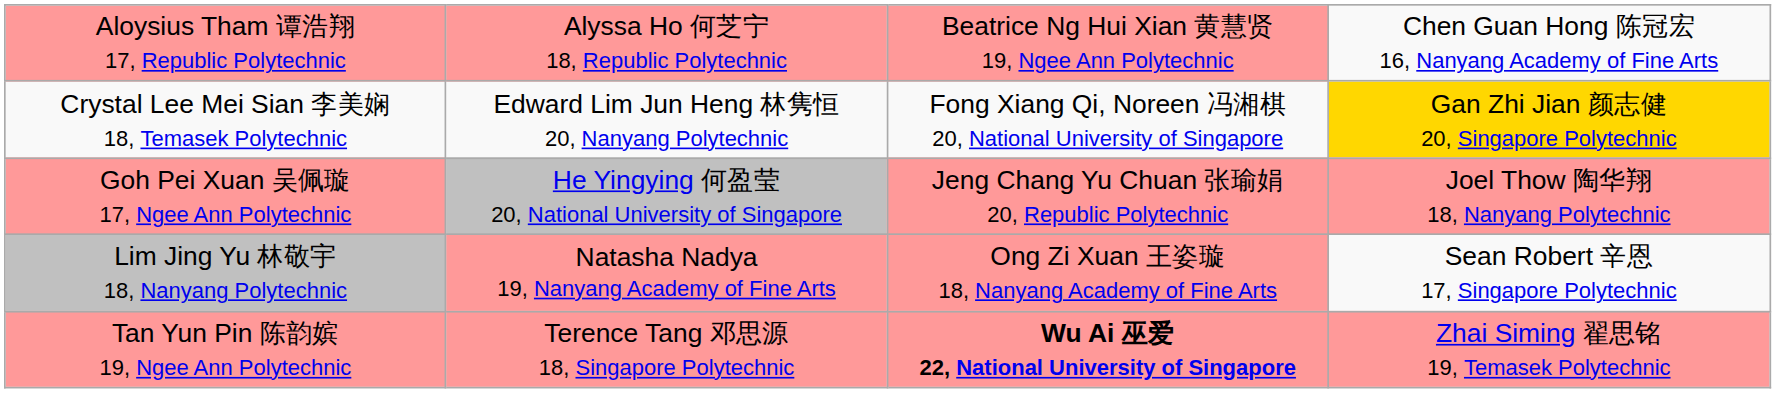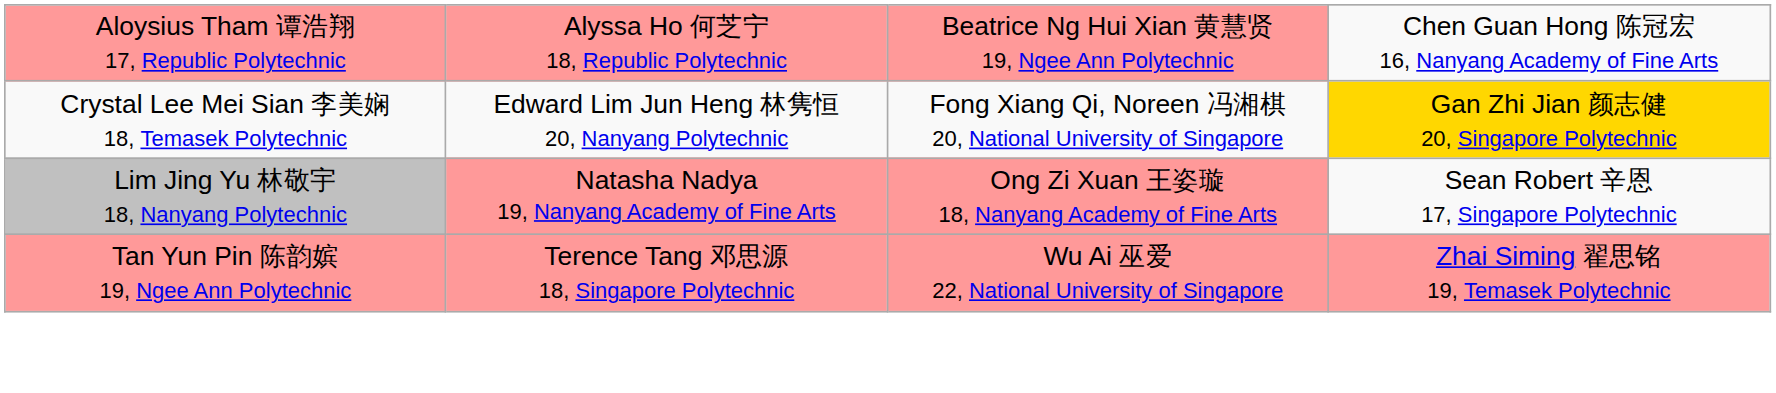- row: (225, 196)
(1108, 349) bold -> (1108, 273) normal
